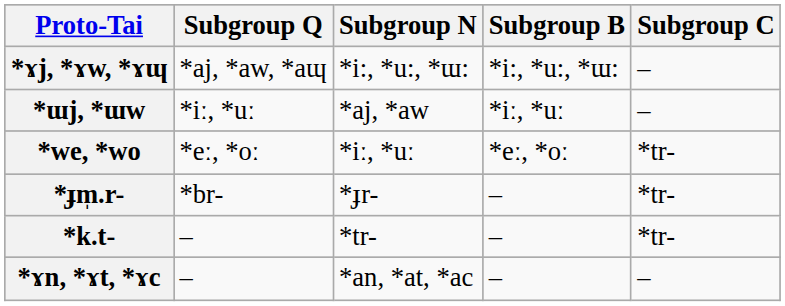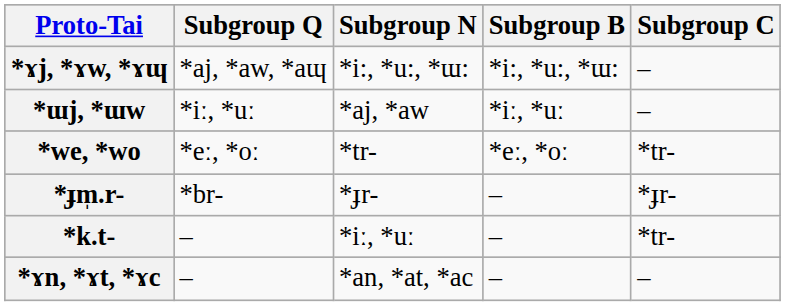(377, 151) *iː, *uː -> (358, 151) *tr-
(656, 194) *tr- -> (657, 194) *ɟr-
(358, 236) *tr- -> (377, 236) *iː, *uː
